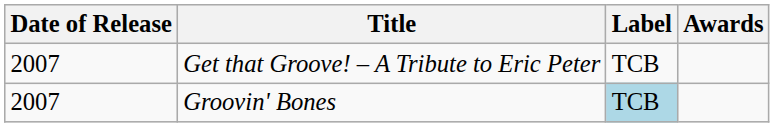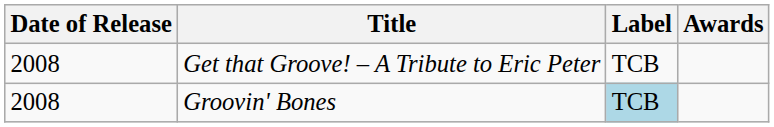(35, 63) 2007 -> (35, 63) 2008
(35, 102) 2007 -> (35, 102) 2008
